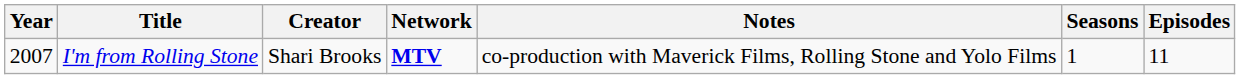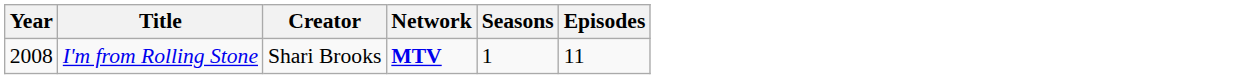- column: (769, 21)
(31, 55) 2007 -> (31, 55) 2008
